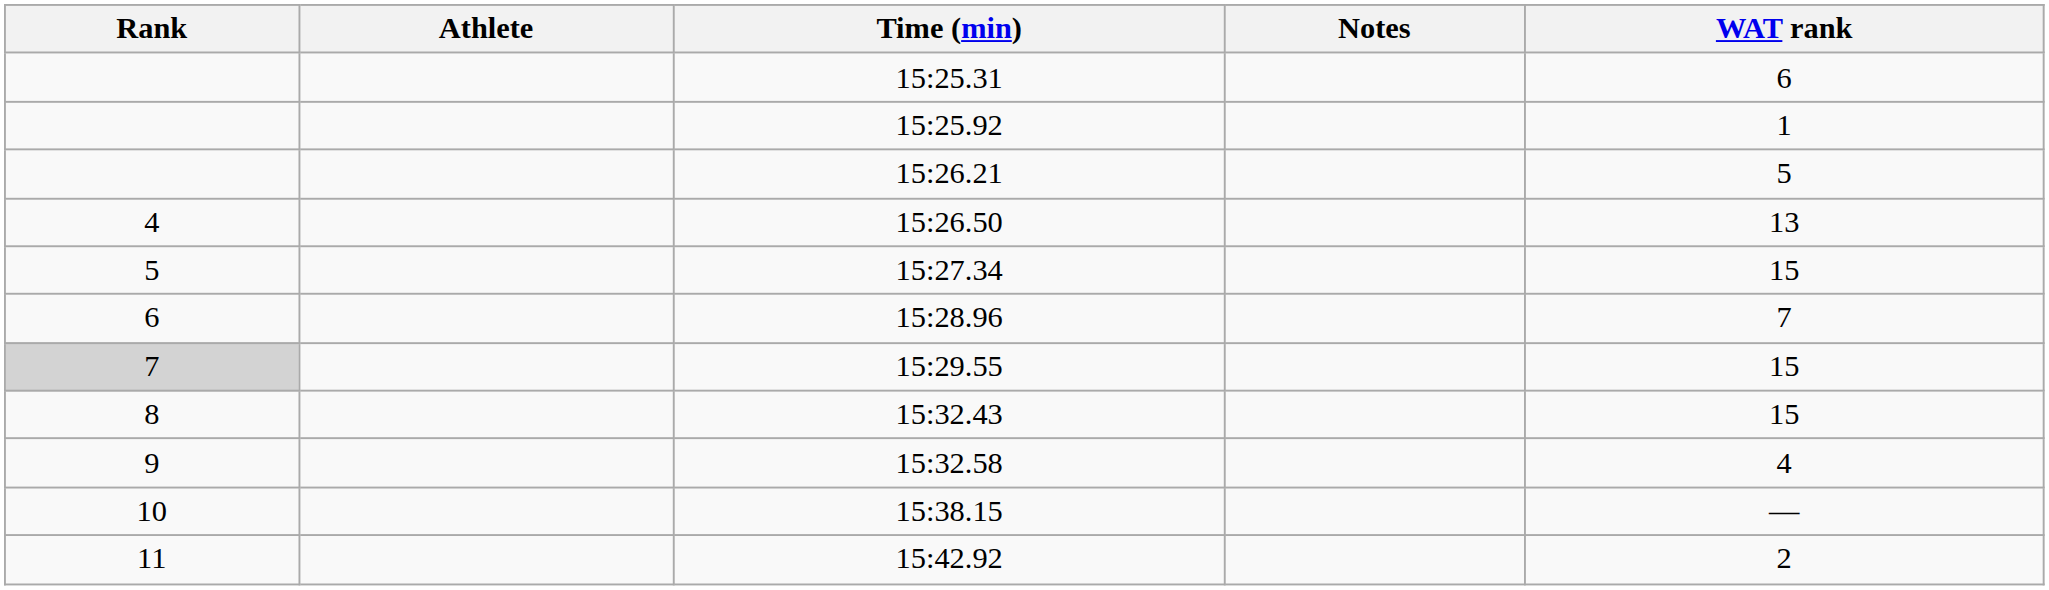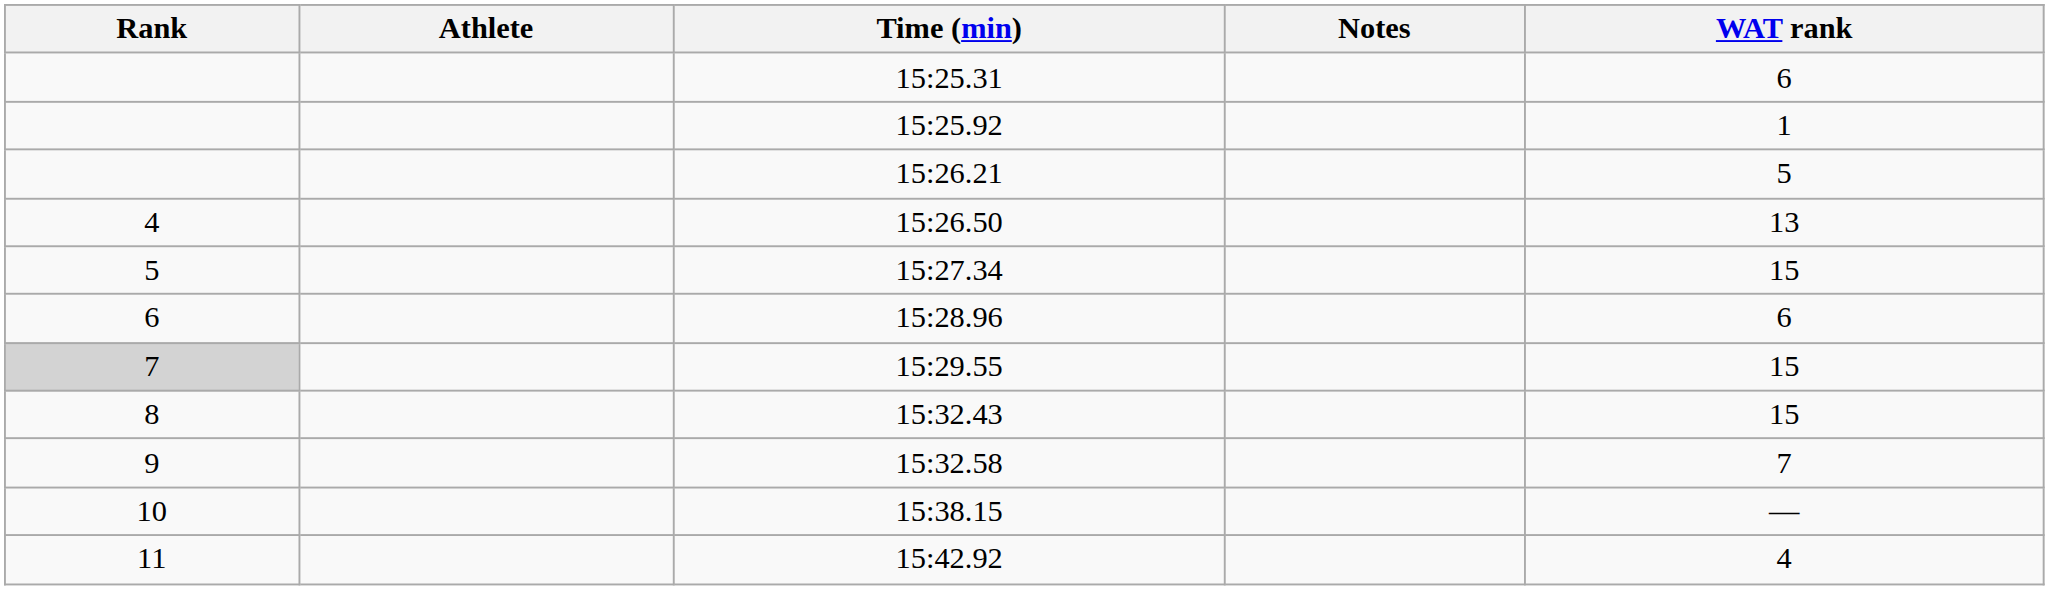(1784, 317) 7 -> (1784, 317) 6
(1784, 462) 4 -> (1784, 462) 7
(1784, 558) 2 -> (1784, 558) 4
